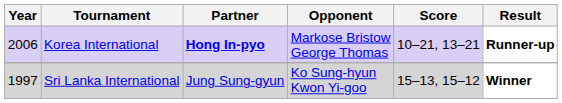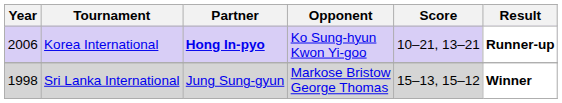(341, 44) Markose Bristow George Thomas -> (334, 44) Ko Sung-hyun Kwon Yi-goo
(23, 81) 1997 -> (23, 81) 1998
(334, 81) Ko Sung-hyun Kwon Yi-goo -> (341, 81) Markose Bristow George Thomas
